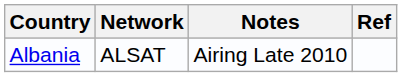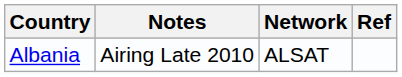columns swapped: (142, 22) <-> (270, 22)
